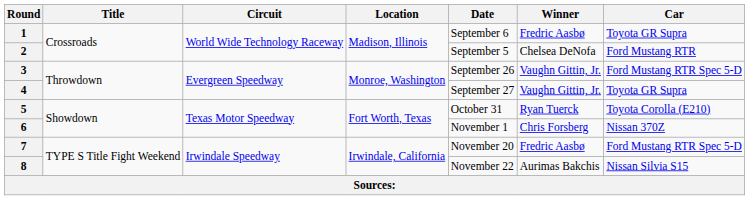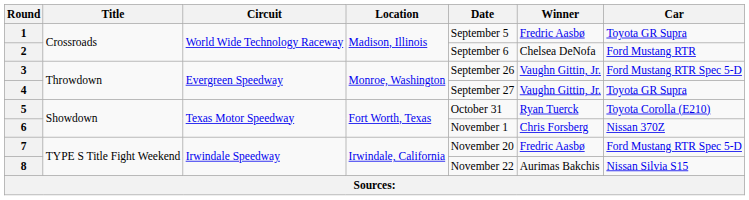(480, 33) September 6 -> (480, 33) September 5
(480, 52) September 5 -> (480, 52) September 6
